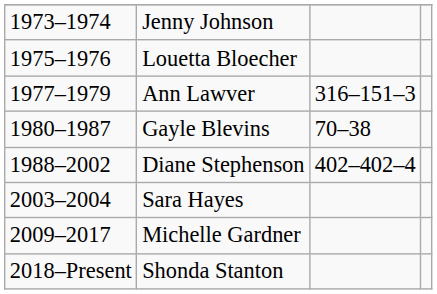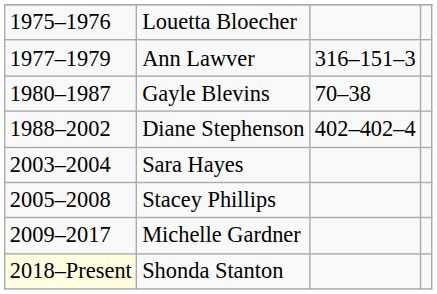- row: (208, 22)
+ row: (209, 199)
(71, 270) no background -> (71, 270) lightyellow background
